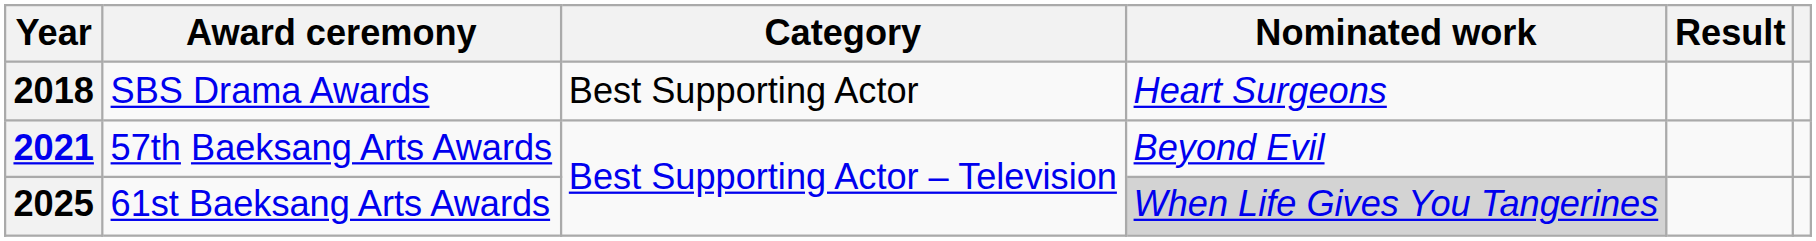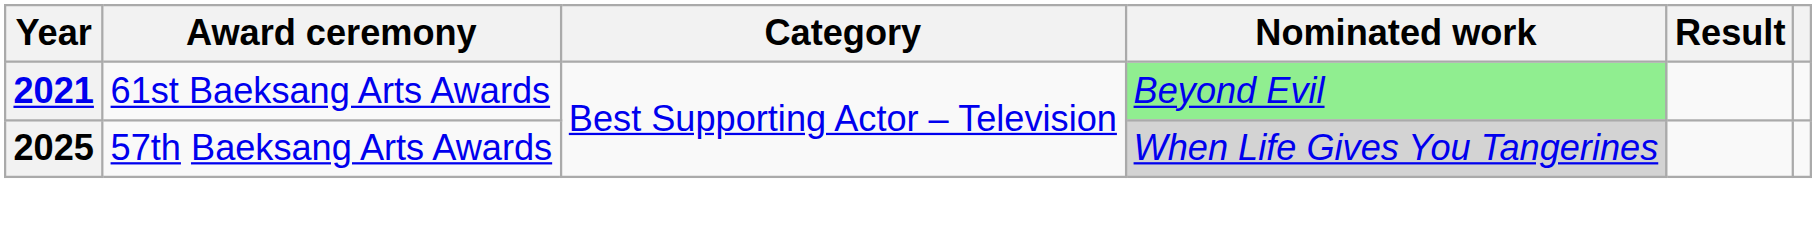- row: (54, 90)
(331, 147) 57th Baeksang Arts Awards -> (330, 90) 61st Baeksang Arts Awards
(1229, 147) no background -> (1229, 90) lightgreen background
(330, 205) 61st Baeksang Arts Awards -> (331, 147) 57th Baeksang Arts Awards
